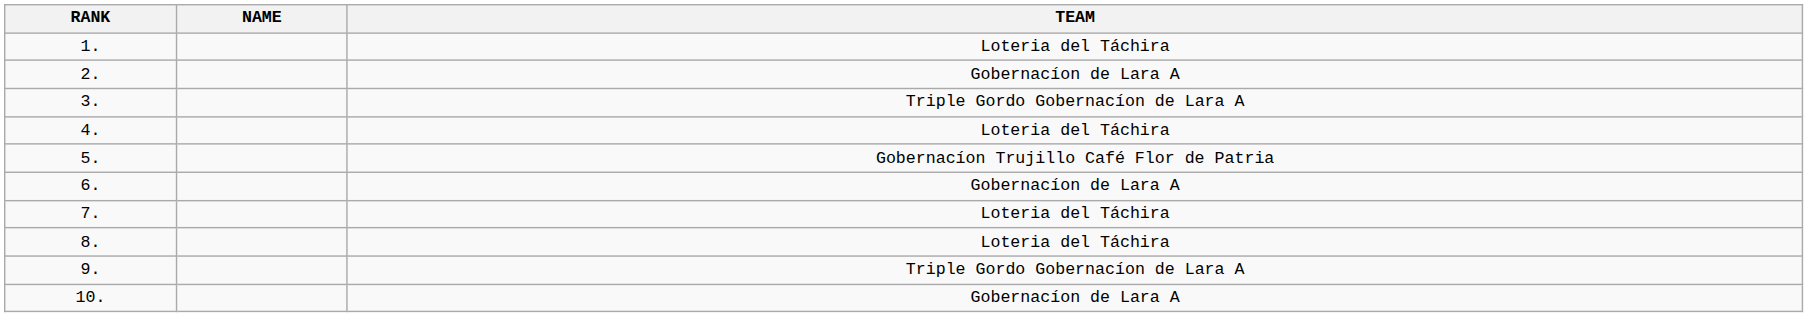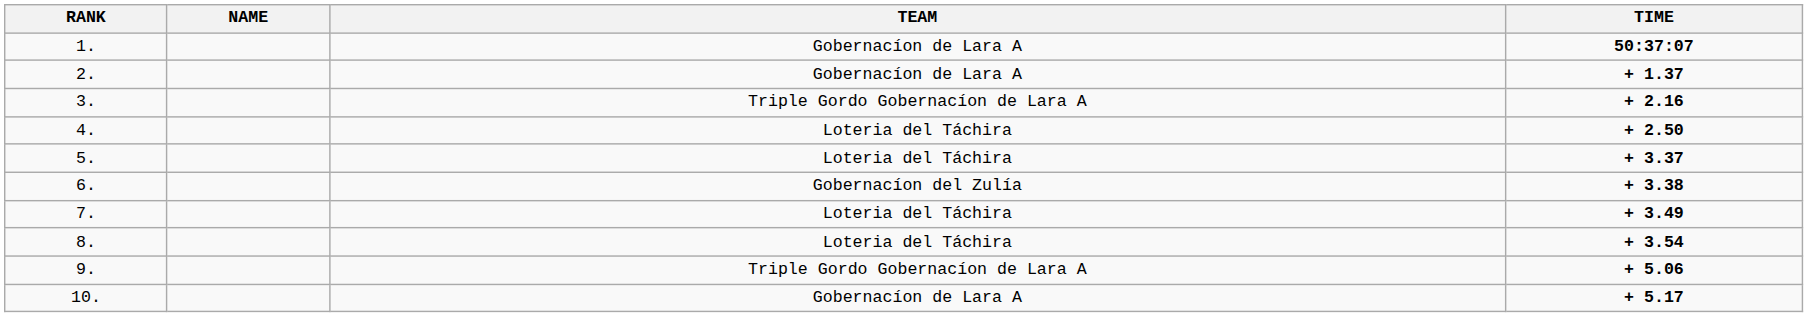+ column: (1654, 18)
(1075, 46) Loteria del Táchira -> (917, 46) Gobernacíon de Lara A
(1075, 158) Gobernacíon Trujillo Café Flor de Patria -> (917, 158) Loteria del Táchira
(1075, 186) Gobernacíon de Lara A -> (917, 186) Gobernacíon del Zulía
